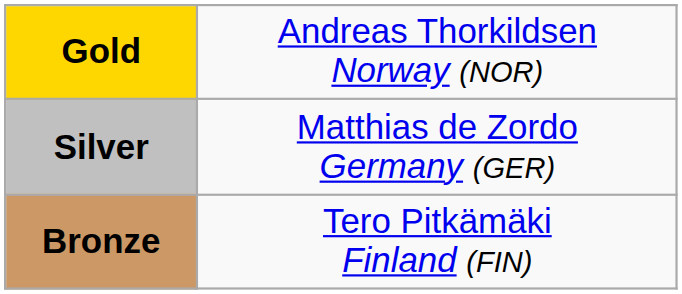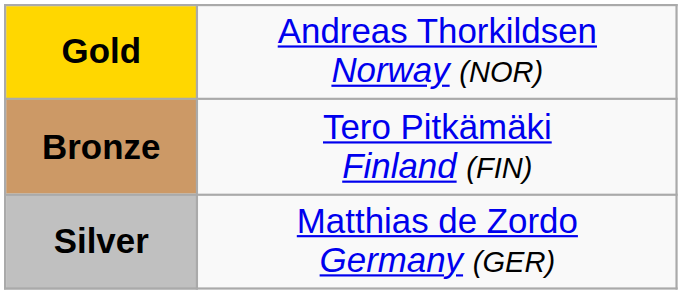rows swapped: (101, 146) <-> (101, 240)
